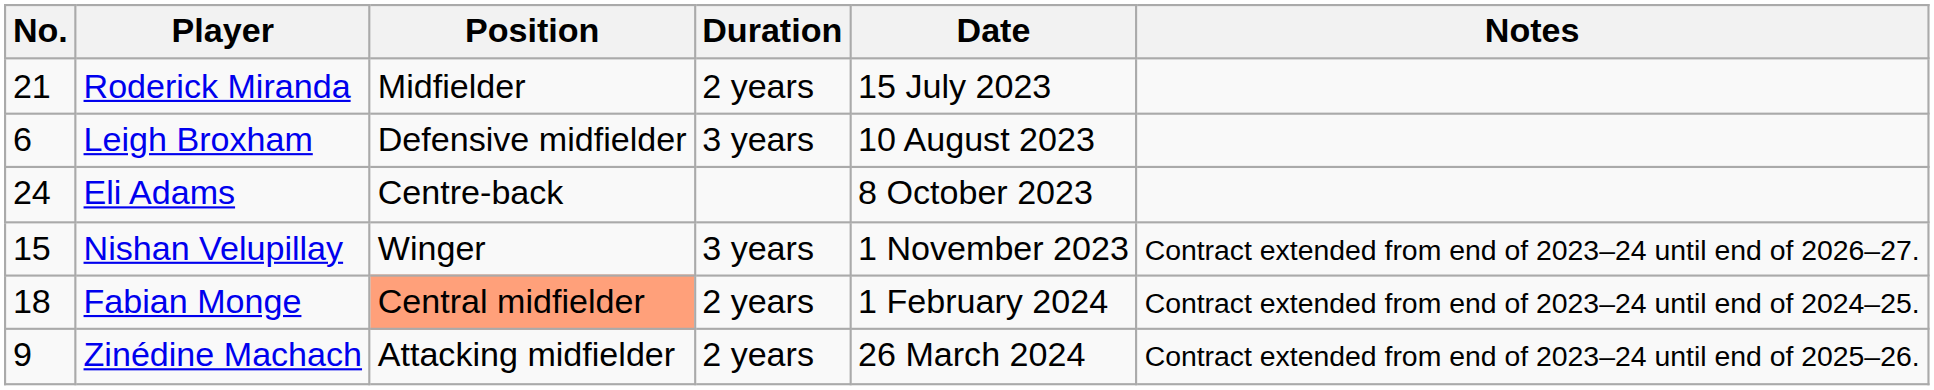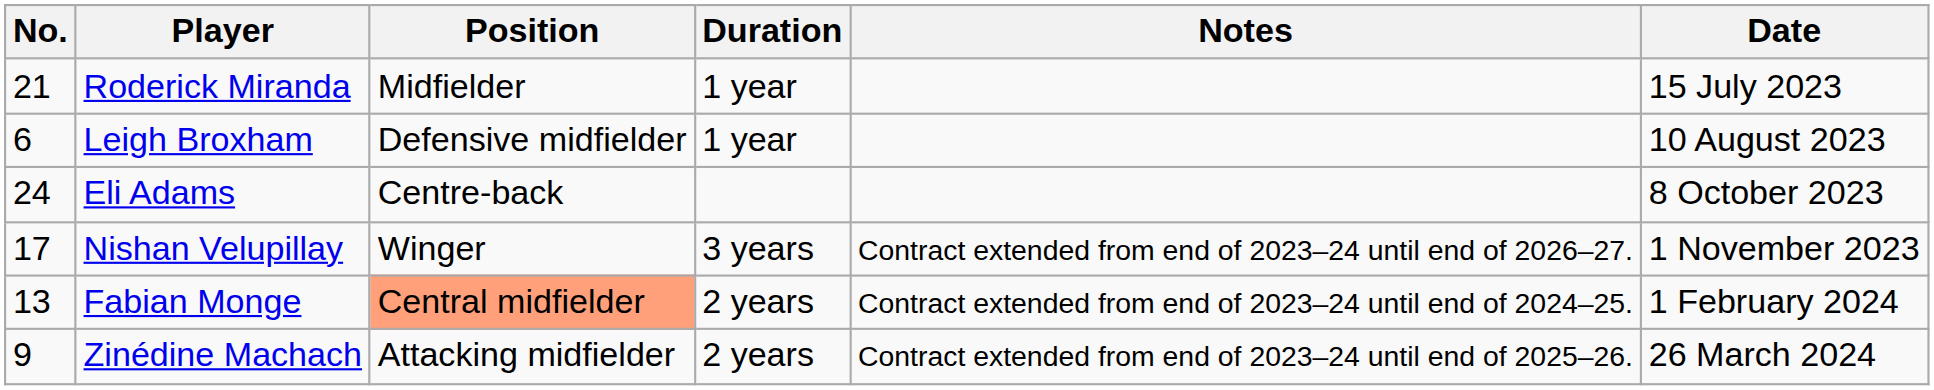columns swapped: (993, 31) <-> (1532, 31)
(758, 85) 2 years -> (750, 85) 1 year
(758, 139) 3 years -> (750, 139) 1 year
(32, 247) 15 -> (32, 247) 17
(32, 301) 18 -> (32, 301) 13
